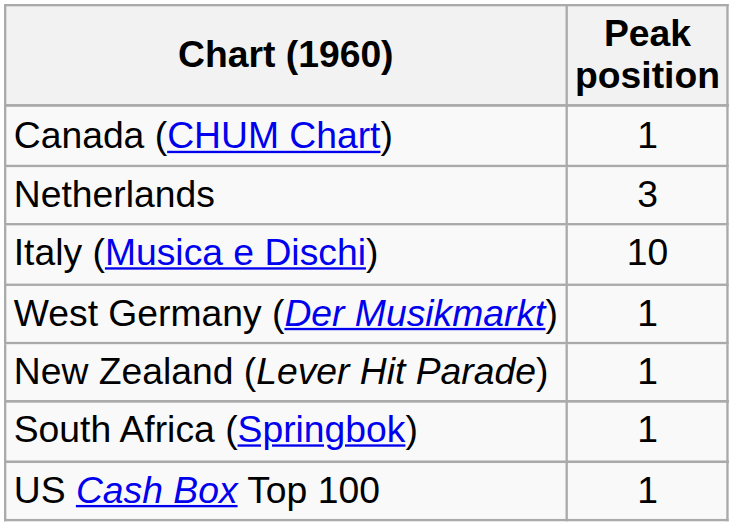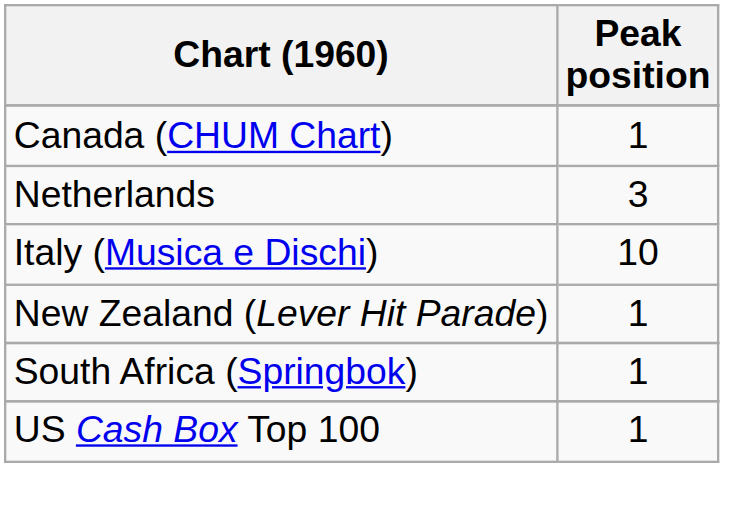- row: (286, 312)
